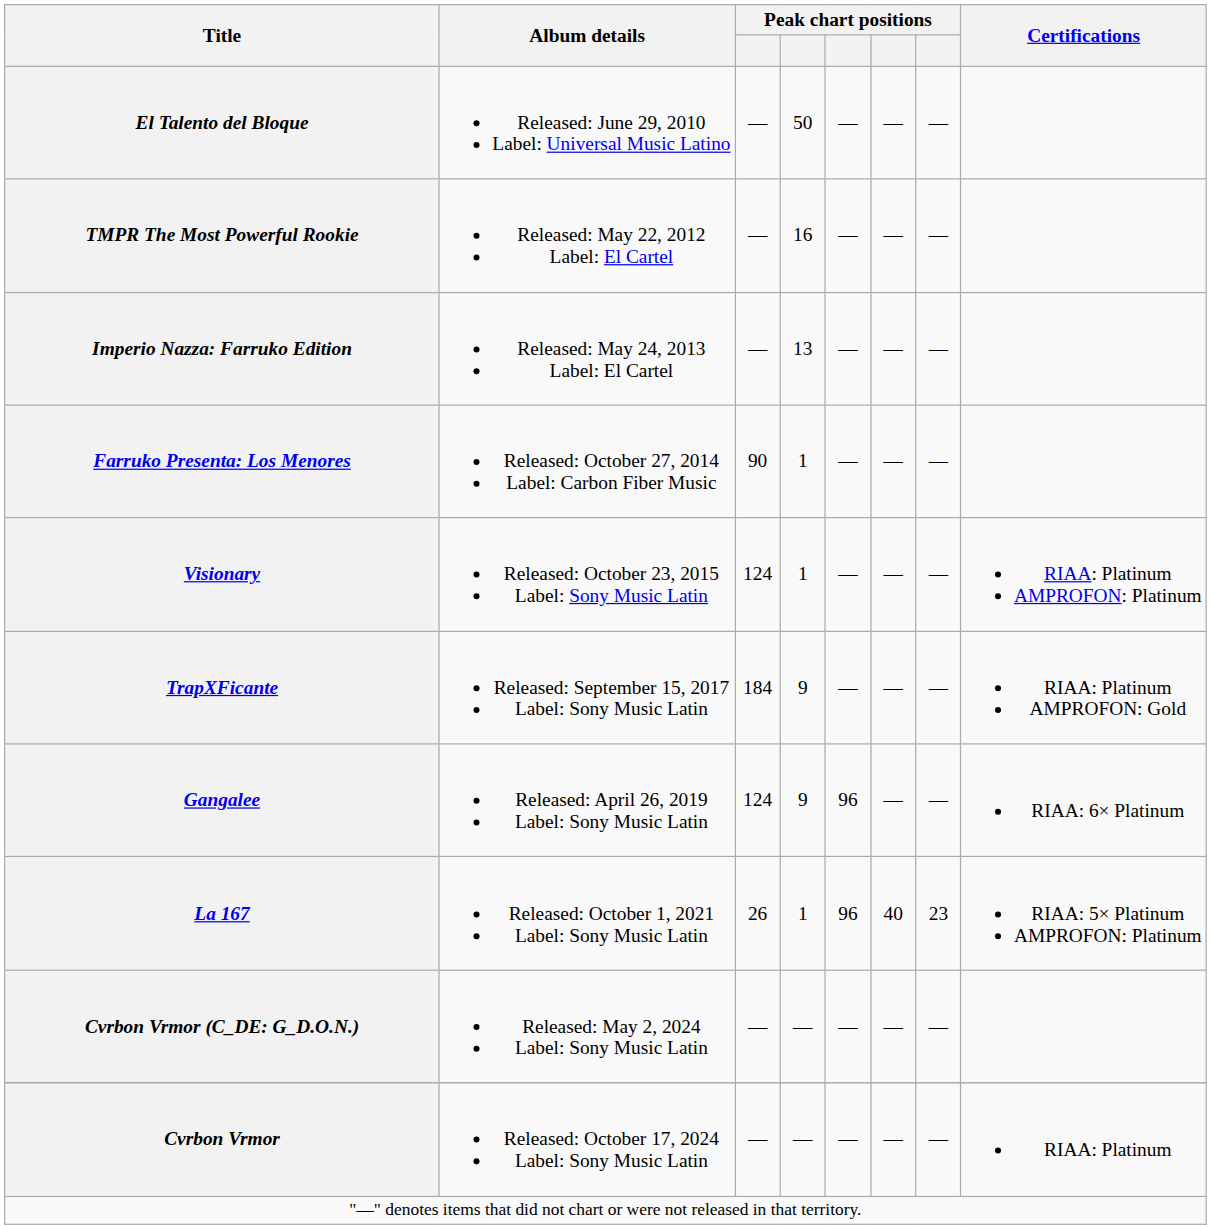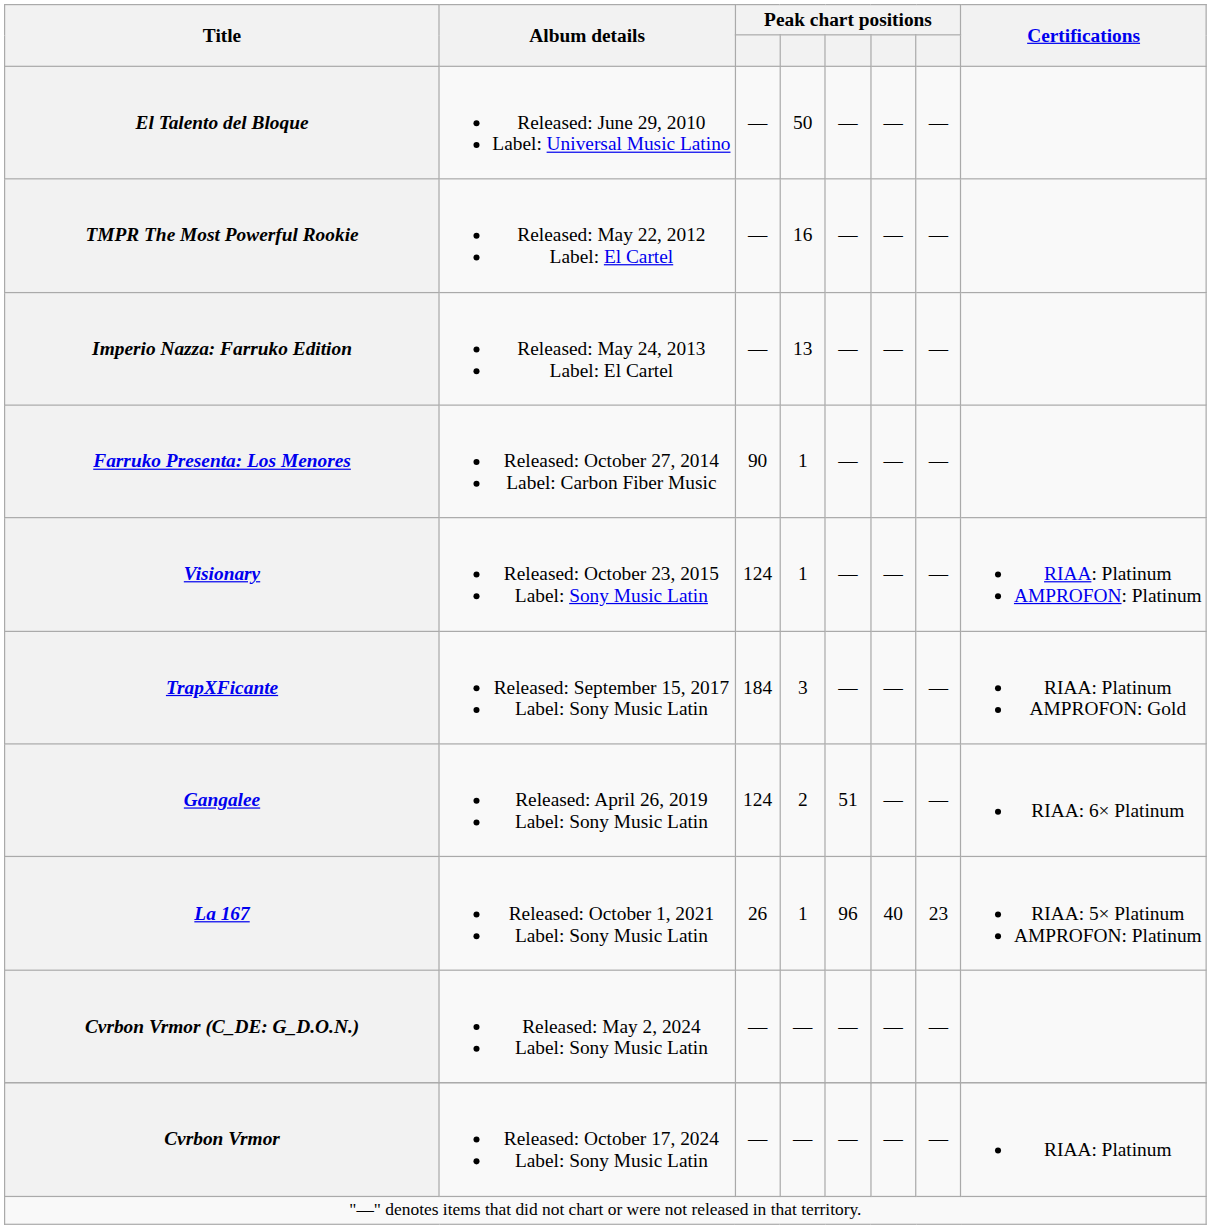(803, 687) 9 -> (803, 687) 3
(803, 800) 9 -> (803, 800) 2
(848, 800) 96 -> (848, 800) 51
